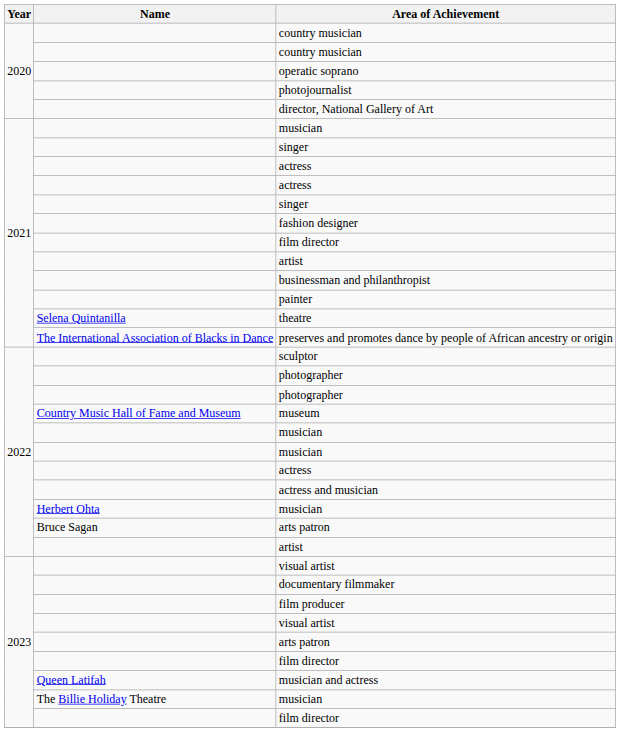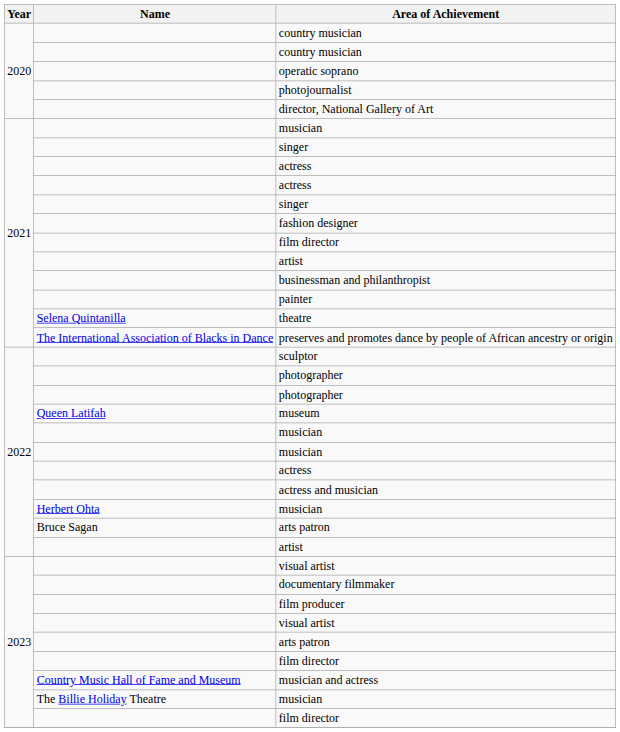(139, 413) Country Music Hall of Fame and Museum -> (71, 413) Queen Latifah
(71, 680) Queen Latifah -> (139, 680) Country Music Hall of Fame and Museum
